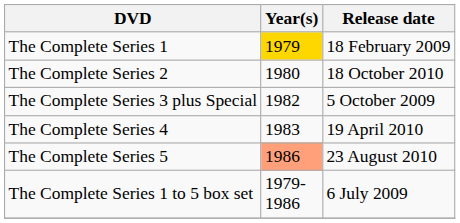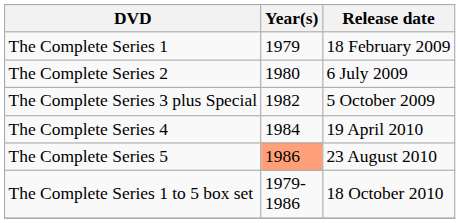(283, 45) gold background -> (283, 45) no background
(385, 73) 18 October 2010 -> (367, 73) 6 July 2009
(283, 128) 1983 -> (283, 128) 1984
(367, 194) 6 July 2009 -> (385, 194) 18 October 2010
